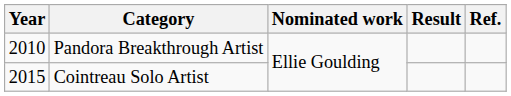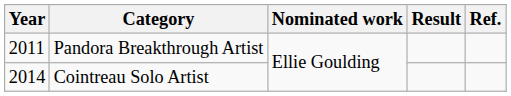(27, 47) 2010 -> (27, 47) 2011
(27, 76) 2015 -> (27, 76) 2014
